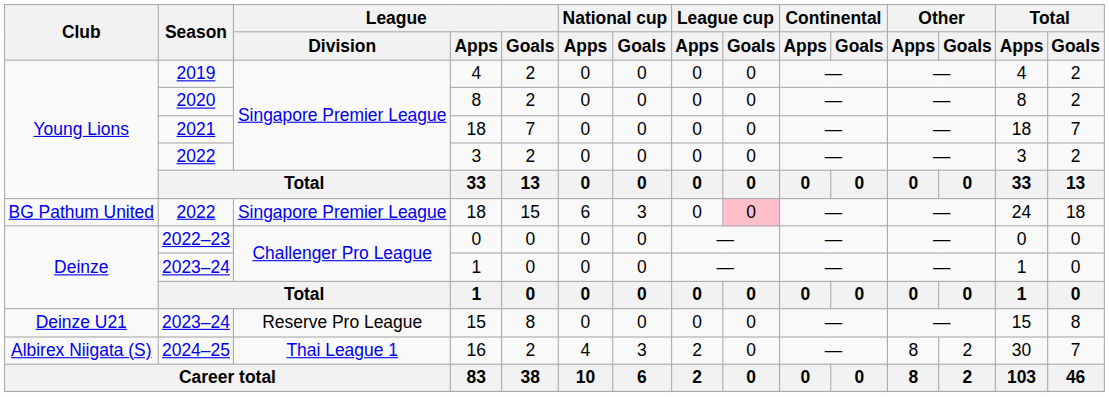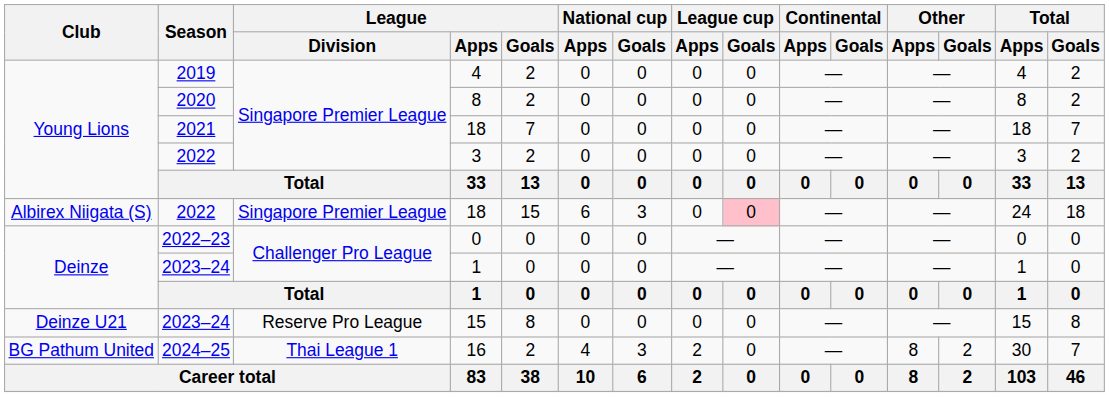(81, 211) BG Pathum United -> (81, 211) Albirex Niigata (S)
(81, 350) Albirex Niigata (S) -> (81, 350) BG Pathum United
